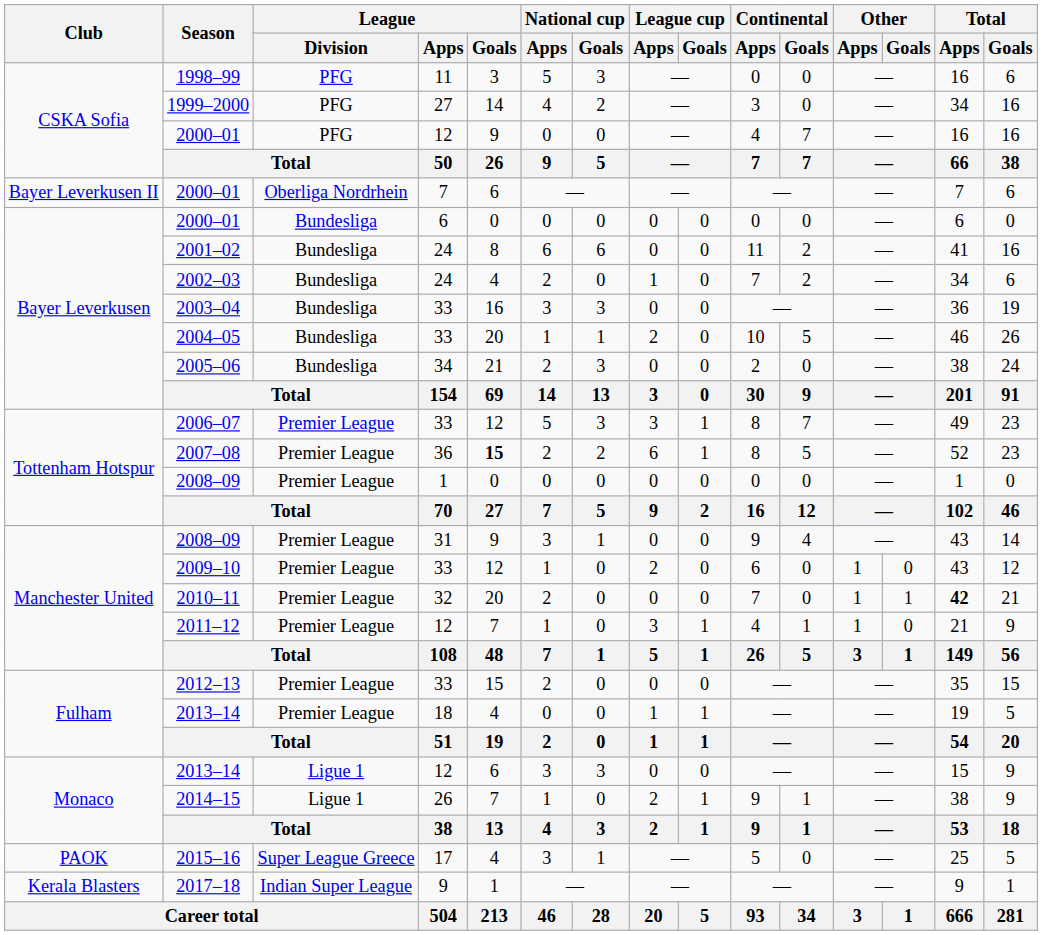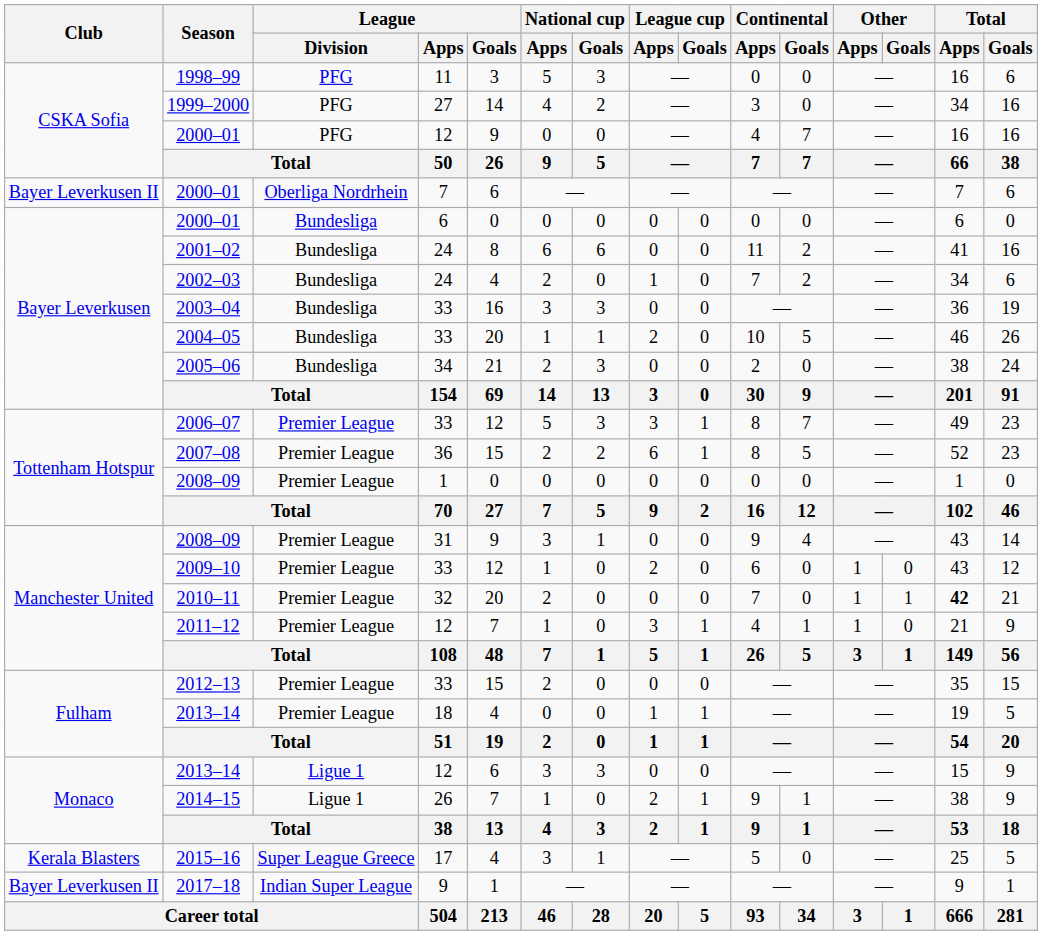(494, 452) bold -> (494, 452) normal
(84, 857) PAOK -> (84, 857) Kerala Blasters
(84, 886) Kerala Blasters -> (84, 886) Bayer Leverkusen II
